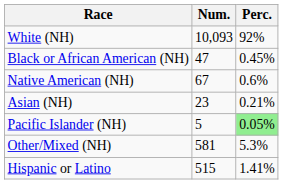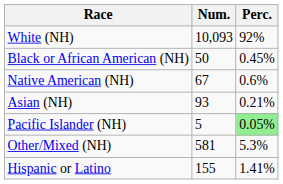(202, 59) 47 -> (202, 59) 50
(202, 102) 23 -> (202, 102) 93
(205, 168) 515 -> (205, 168) 155
